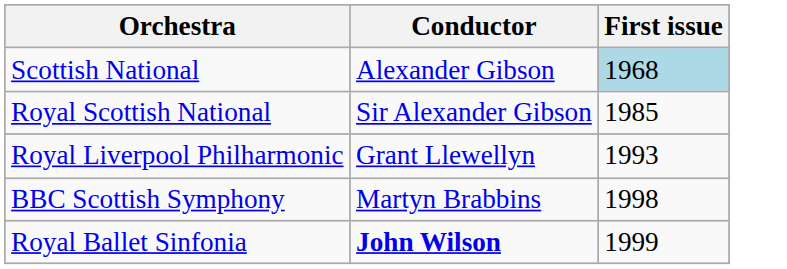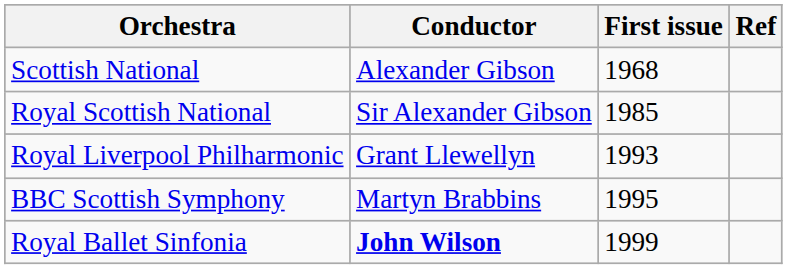+ column: (756, 26)
(632, 69) lightblue background -> (632, 69) no background
(632, 198) 1998 -> (632, 198) 1995
